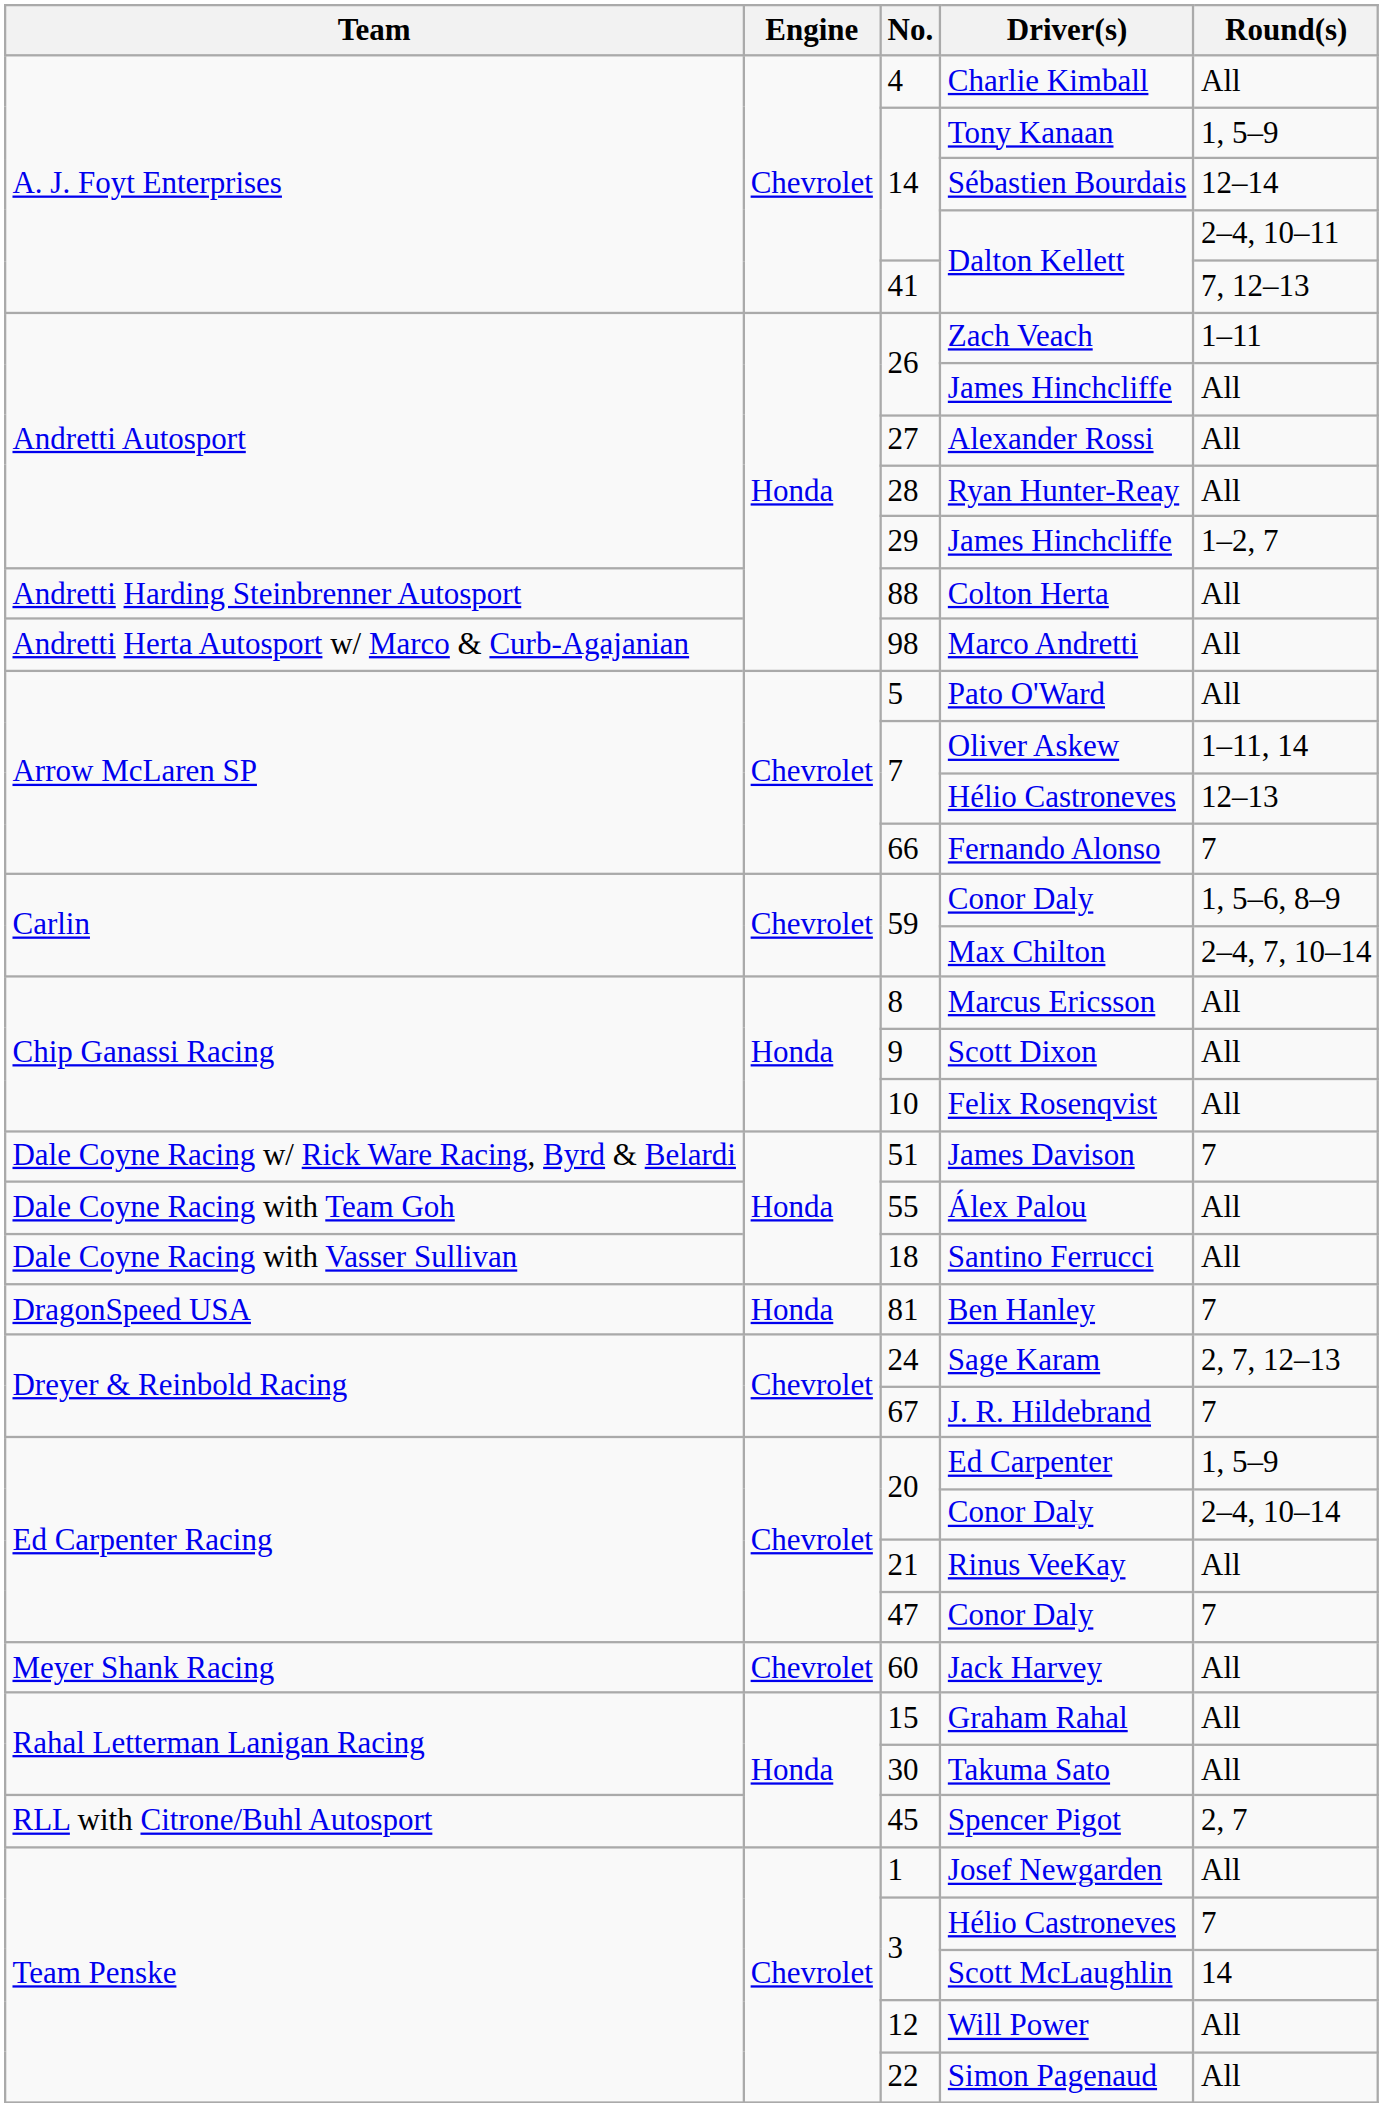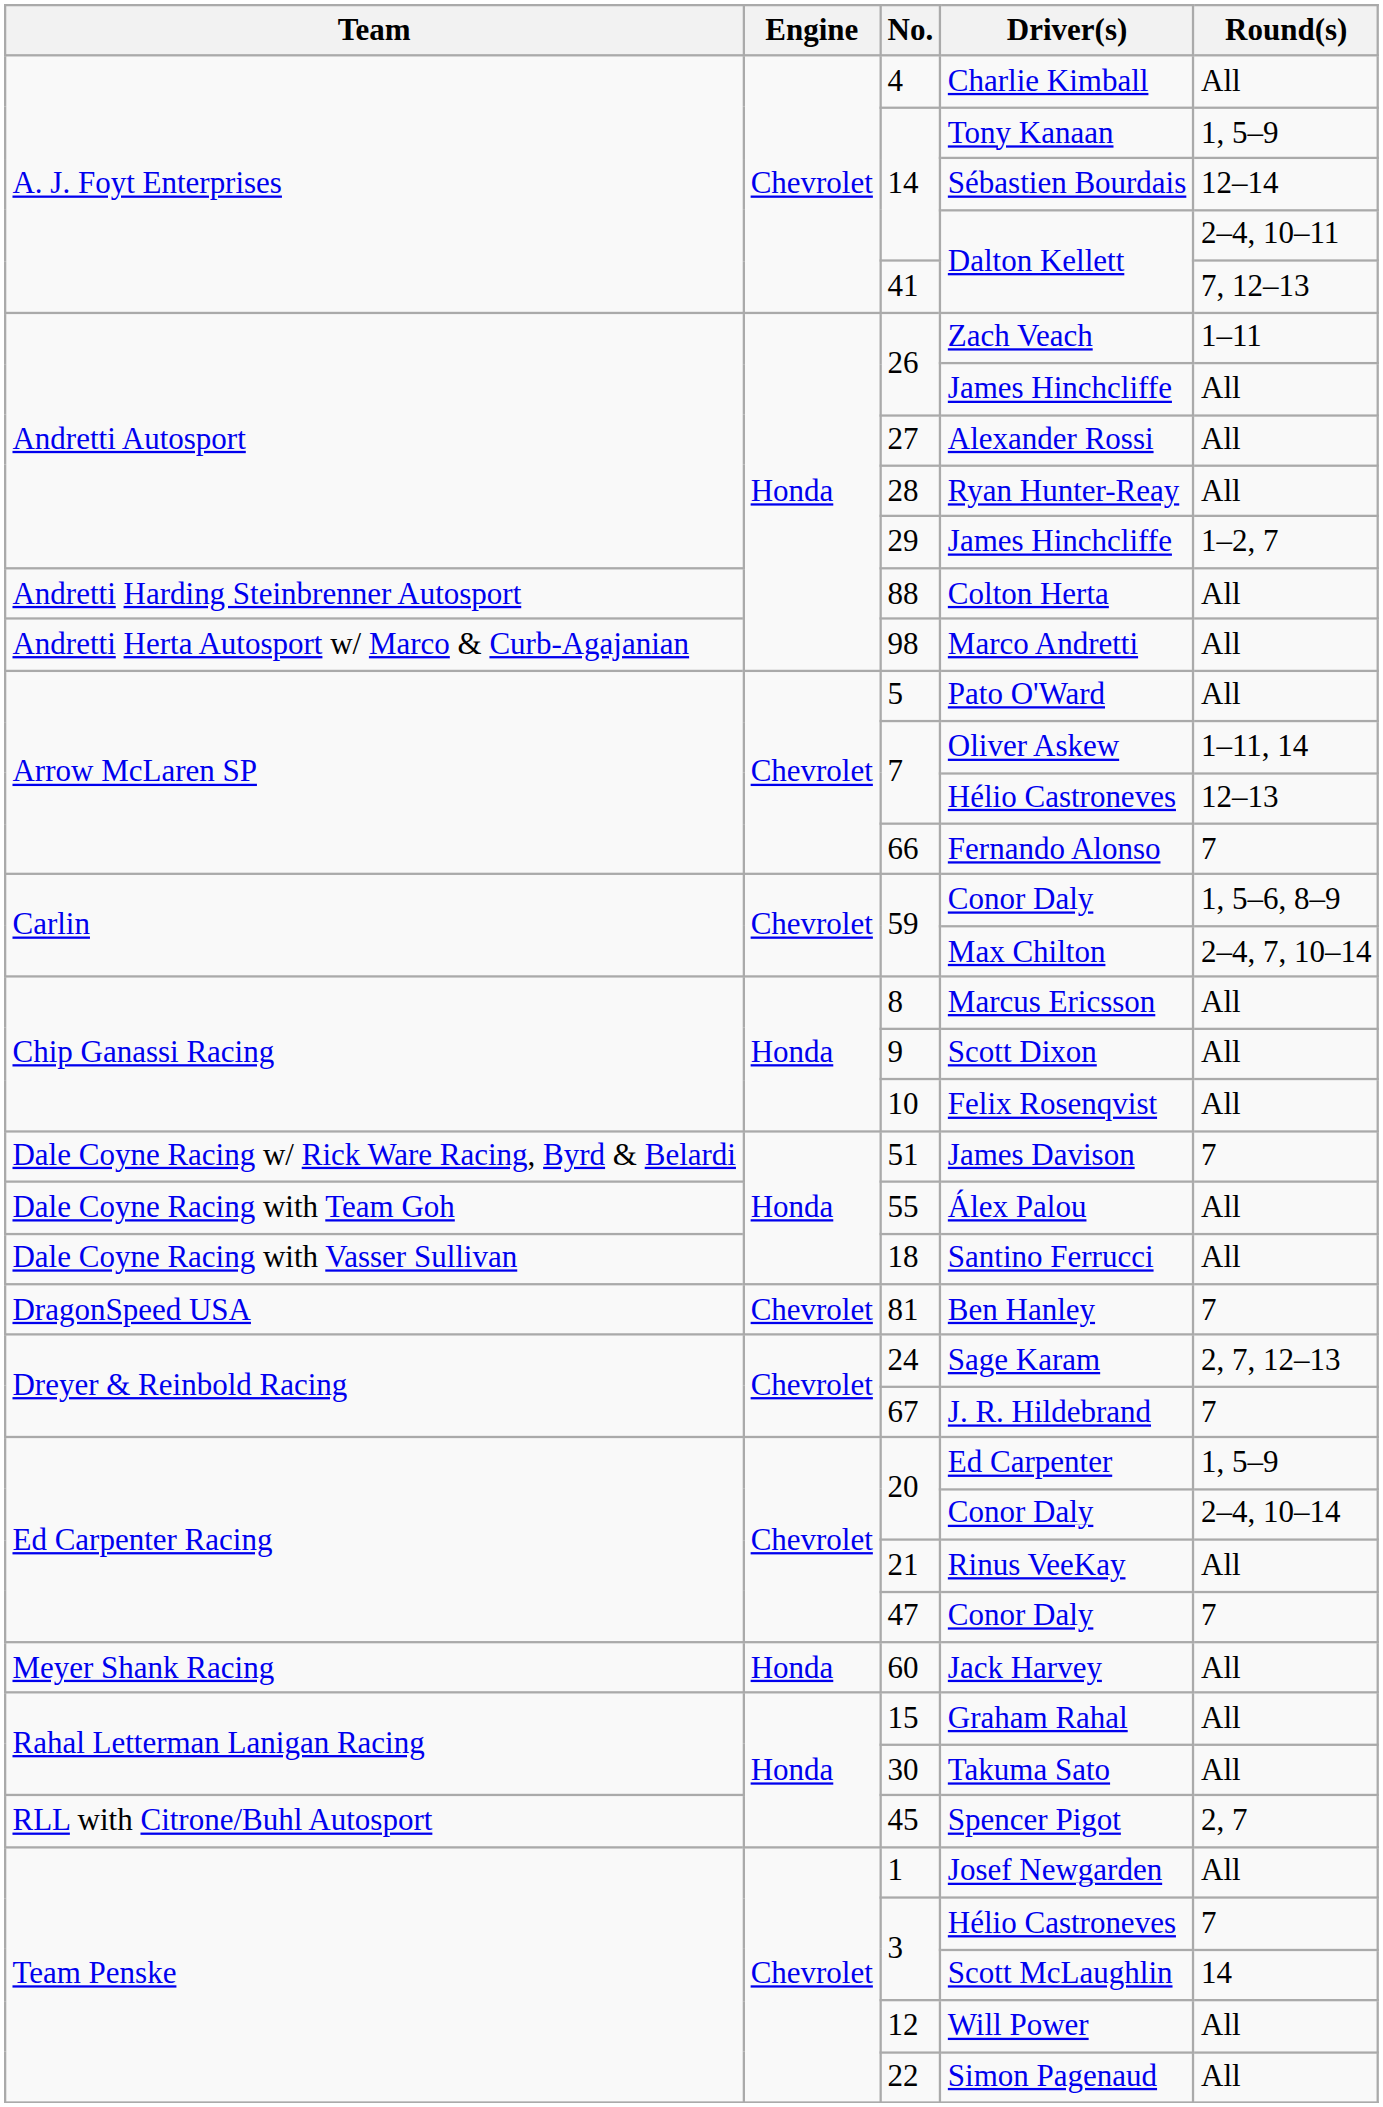(792, 1308) Honda -> (812, 1308) Chevrolet
(812, 1666) Chevrolet -> (792, 1666) Honda
